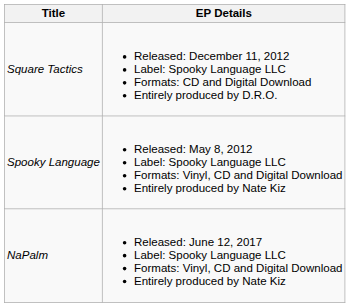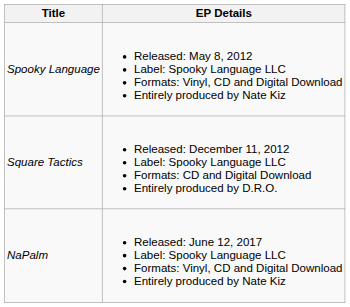rows swapped: (53, 162) <-> (45, 69)
